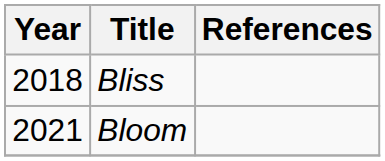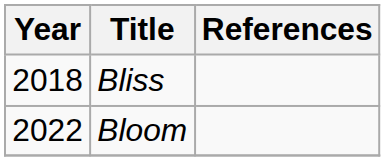(48, 130) 2021 -> (48, 130) 2022
